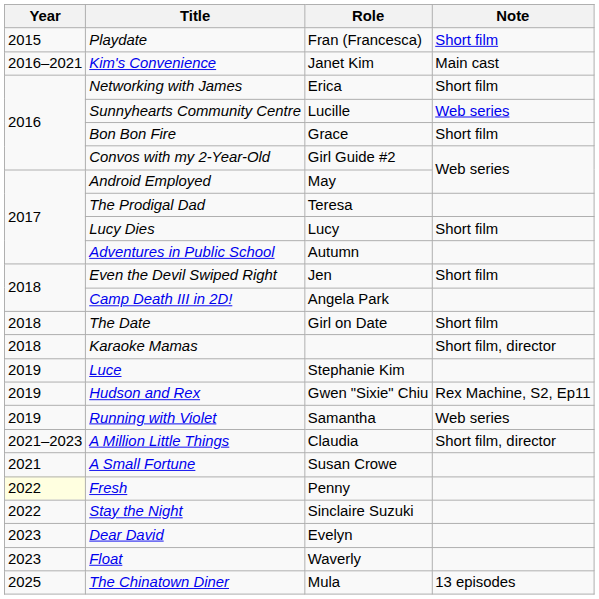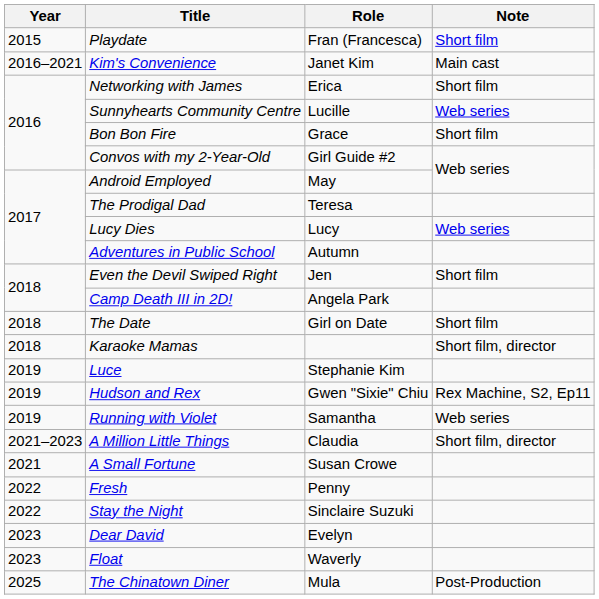(467, 228) Short film -> (472, 228) Web series
(24, 488) lightyellow background -> (24, 488) no background
(475, 582) 13 episodes -> (488, 582) Post-Production
